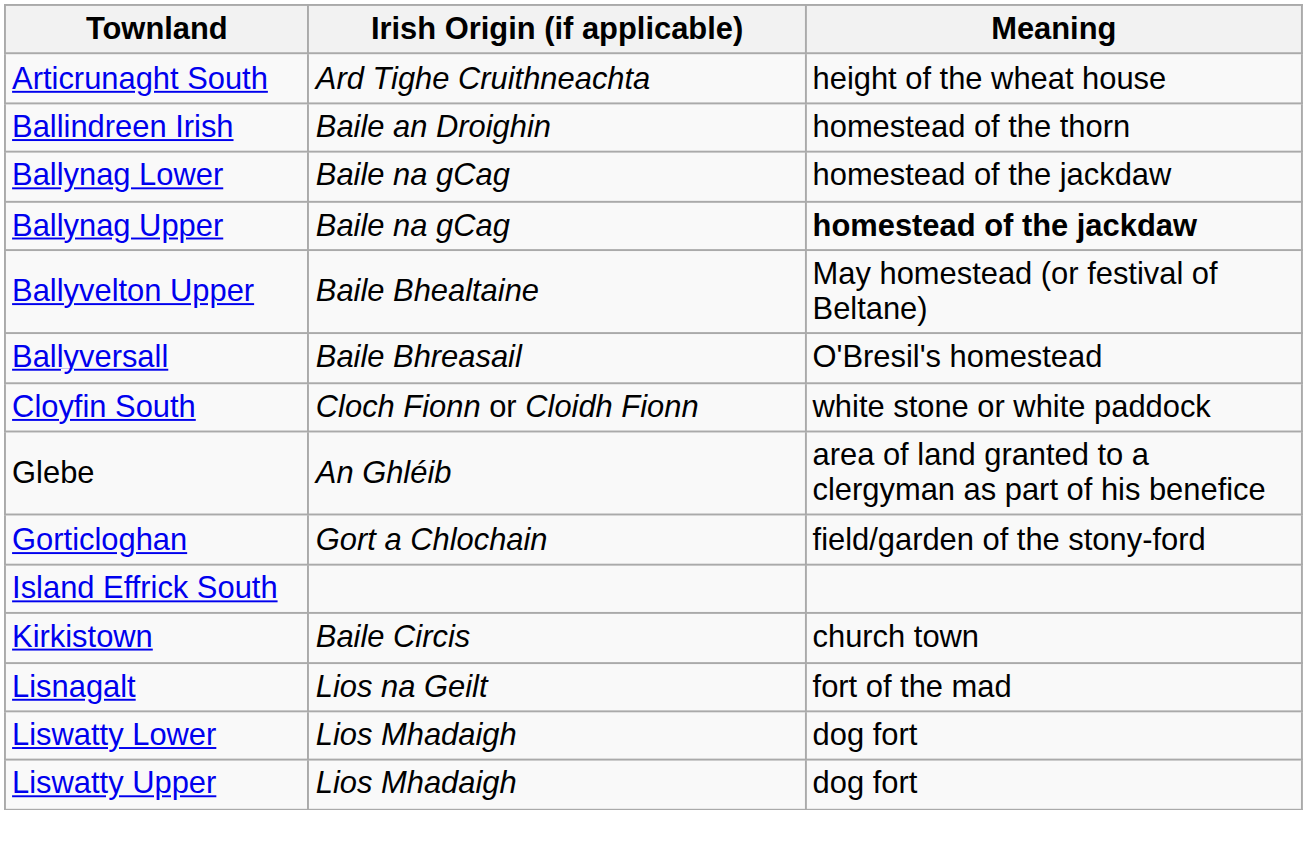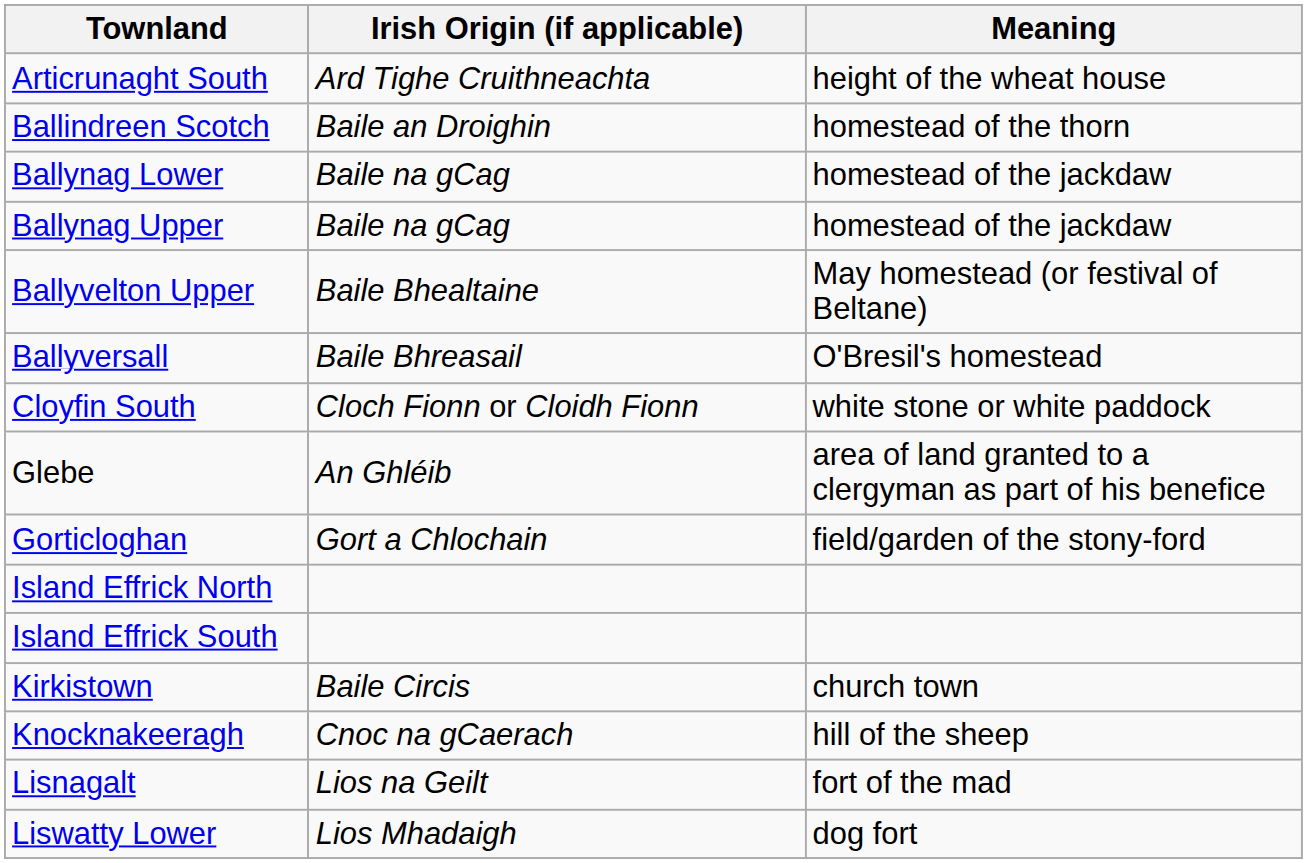- row: (123, 126)
+ row: (141, 126)
(1005, 224) bold -> (992, 224) normal
+ row: (142, 588)
+ row: (128, 735)
- row: (114, 784)
